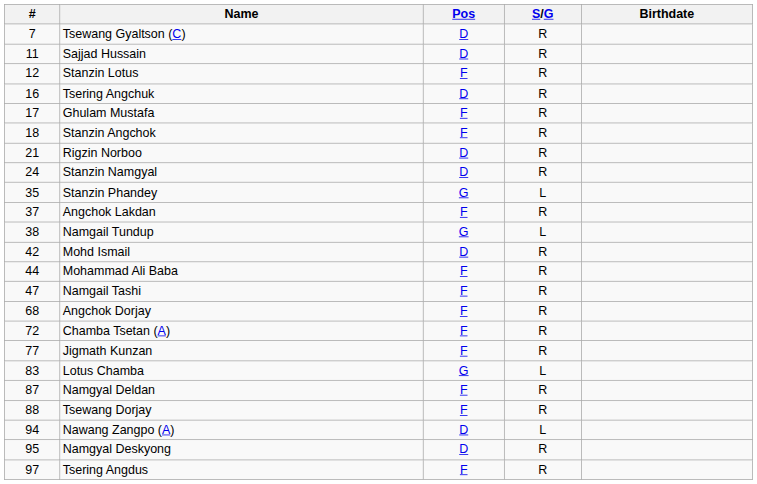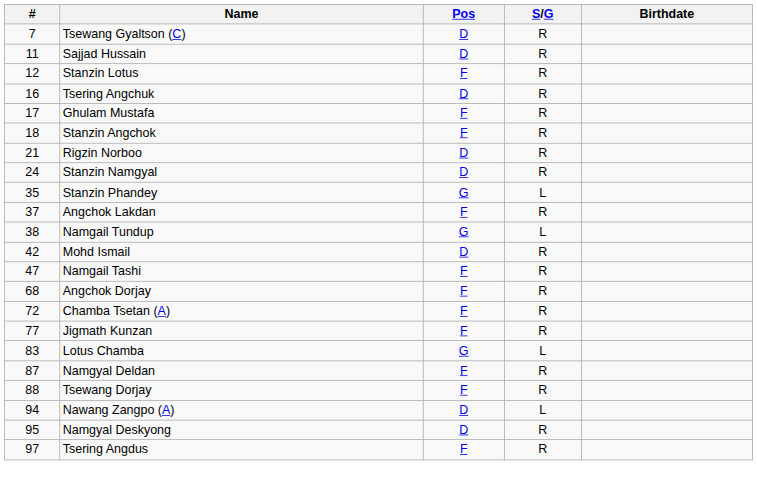- row: (120, 271)
